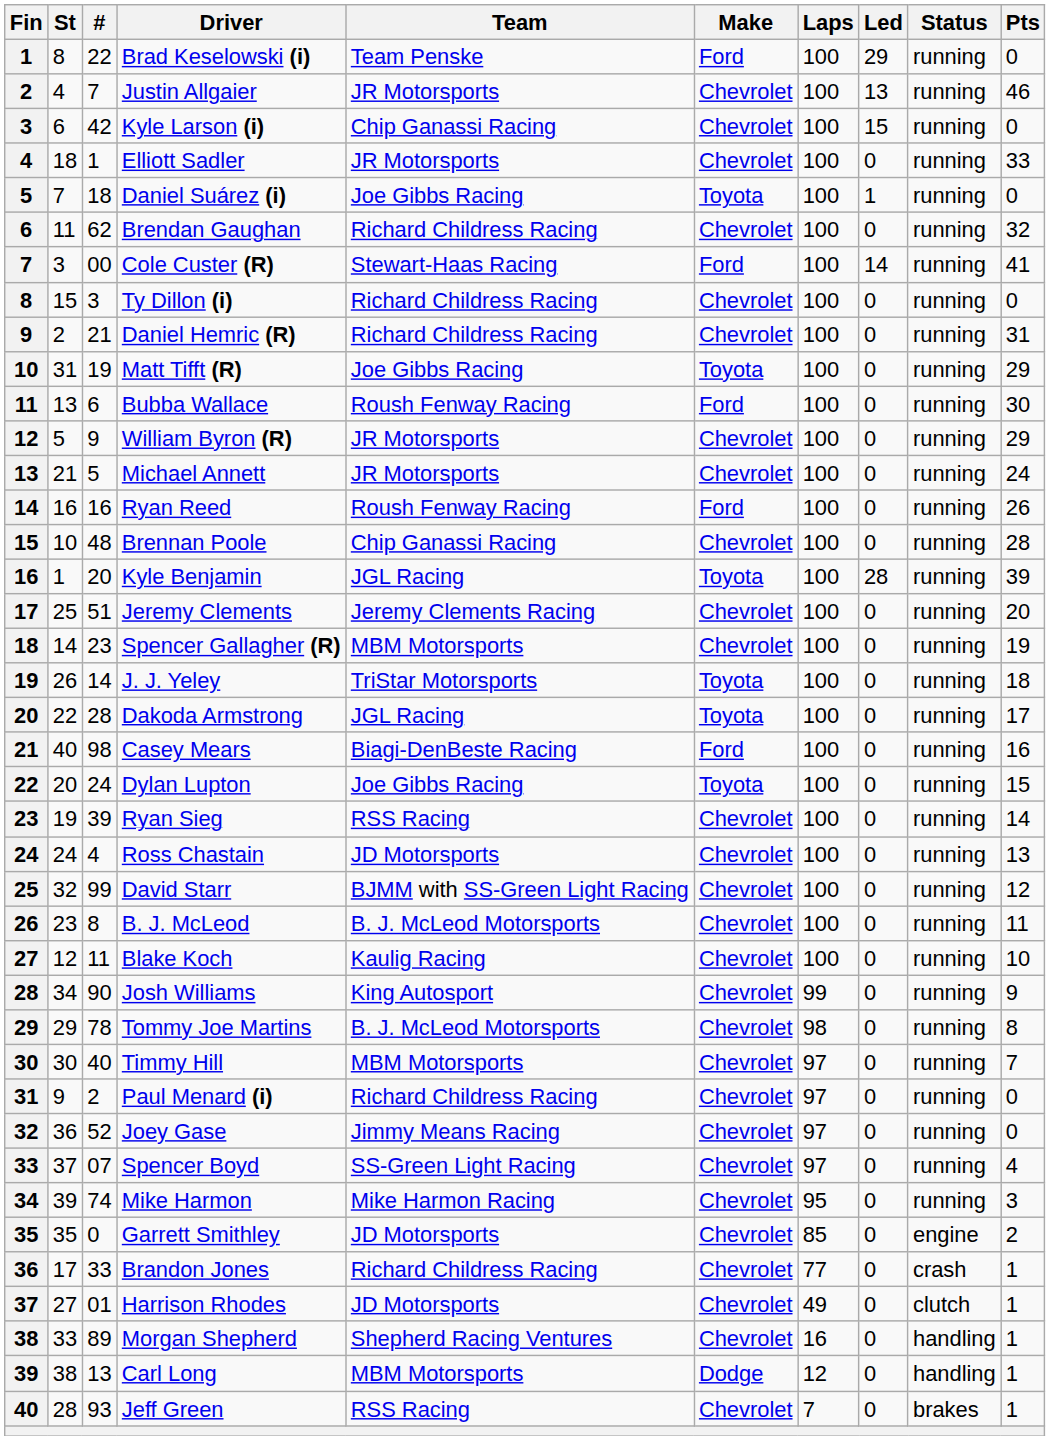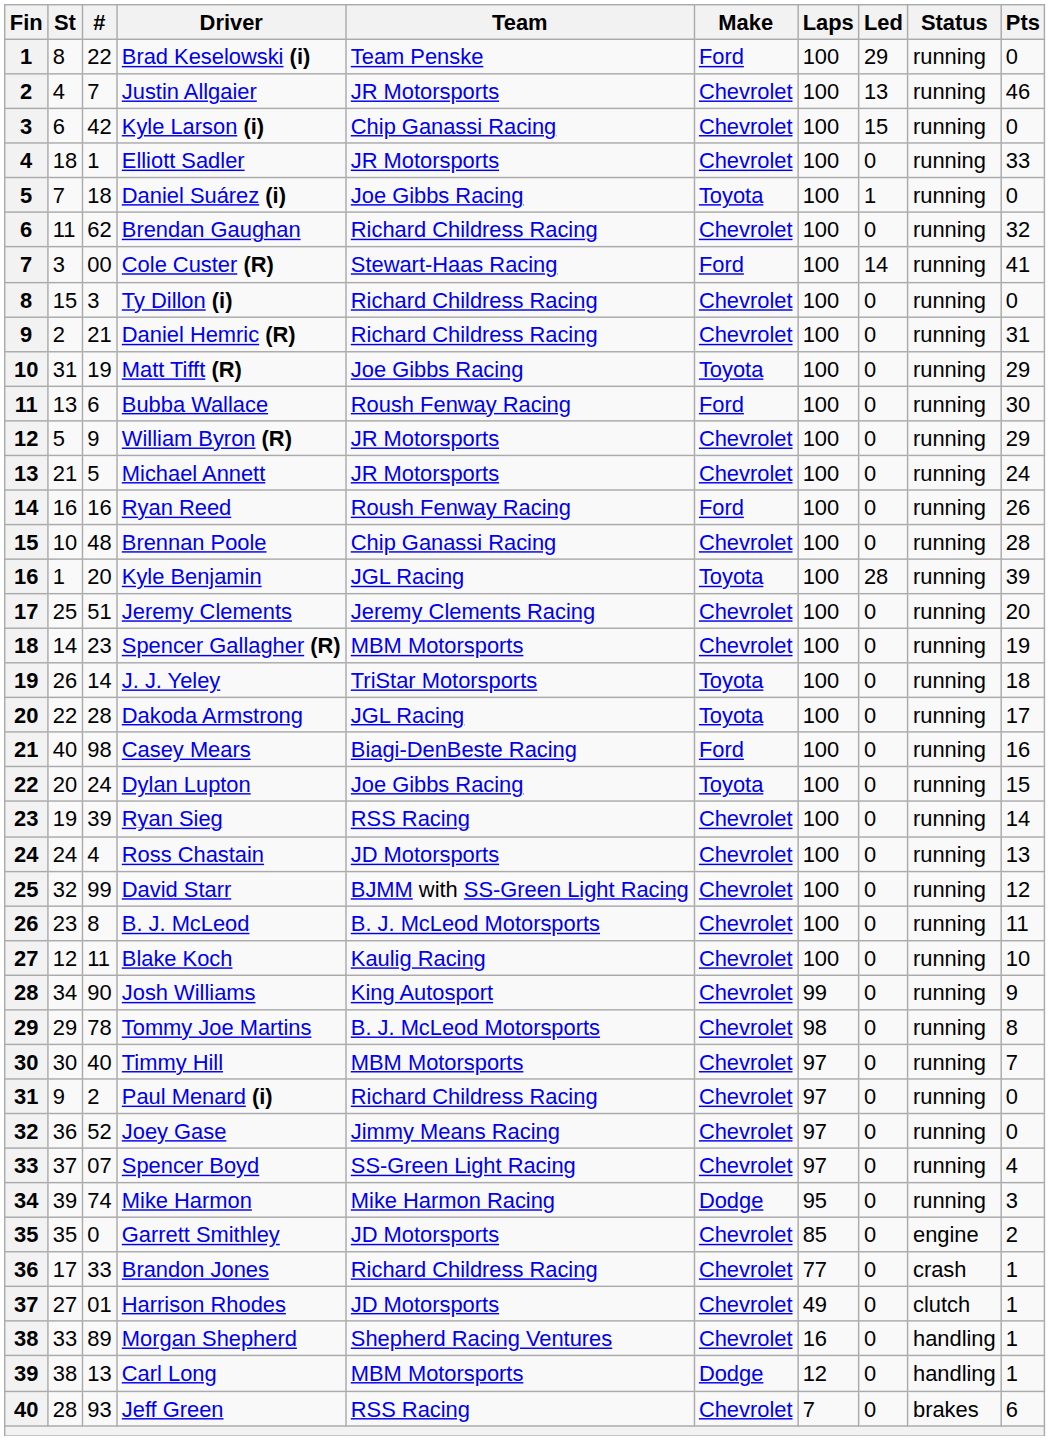(746, 1200) Chevrolet -> (731, 1200) Dodge
(1012, 1408) 1 -> (1012, 1408) 6
